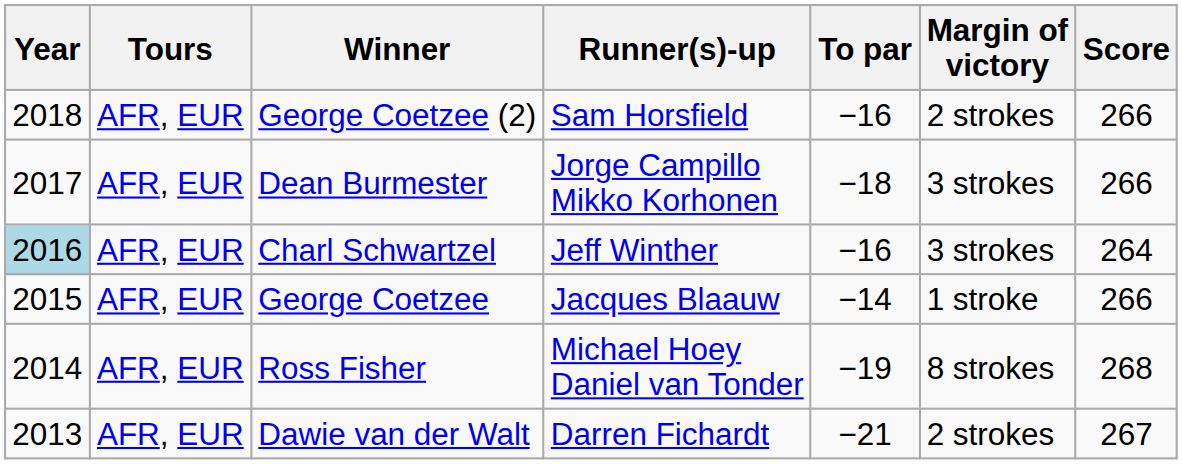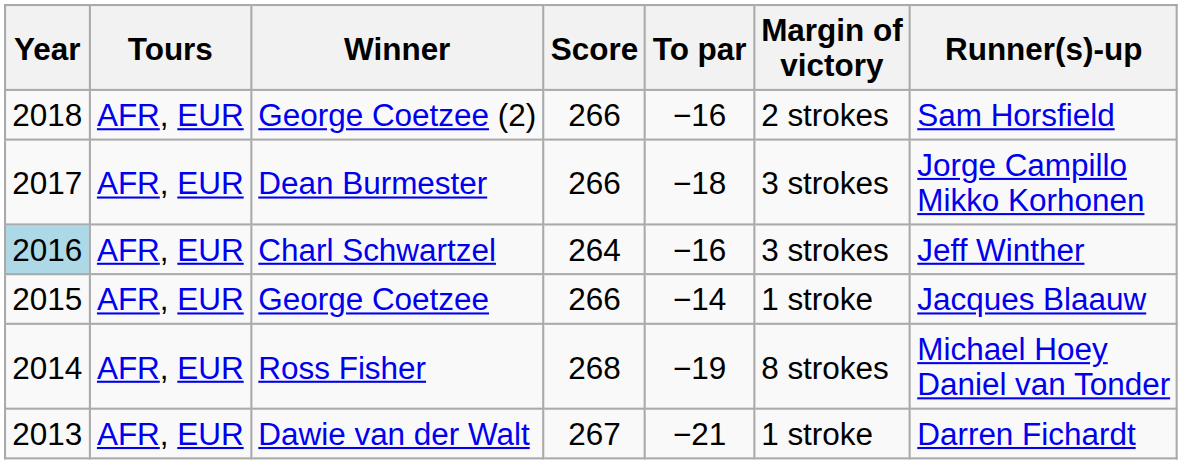columns swapped: (1126, 48) <-> (677, 48)
(990, 435) 2 strokes -> (817, 435) 1 stroke
